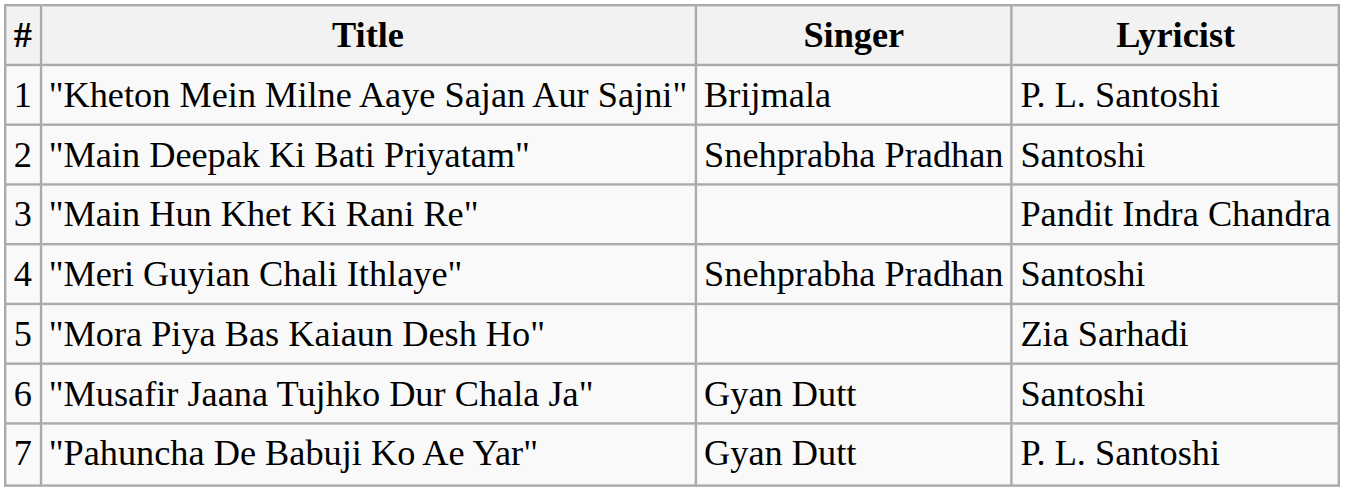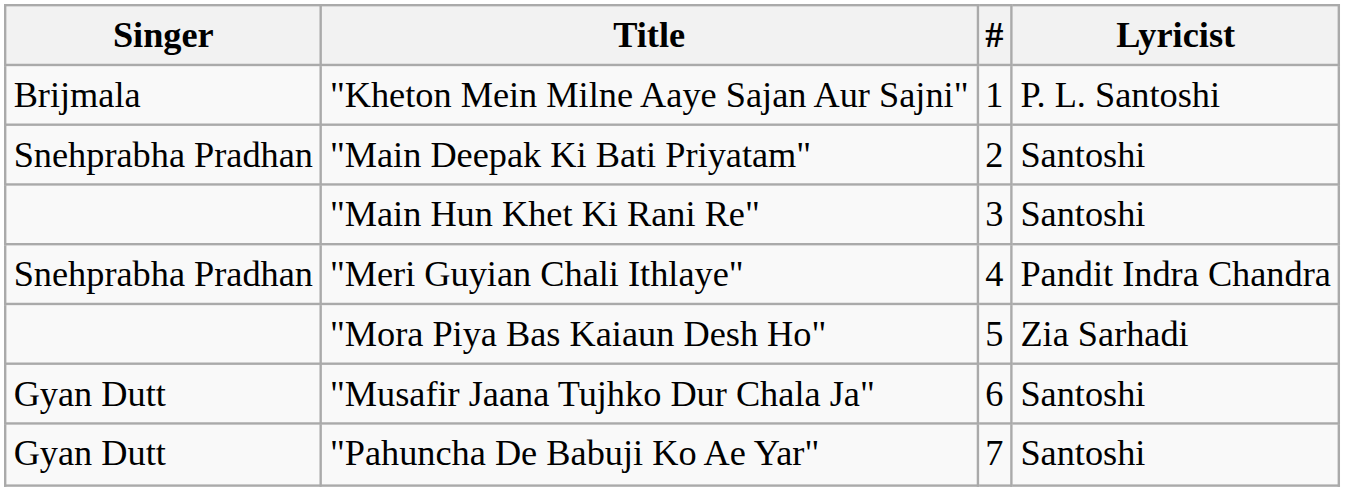columns swapped: (23, 34) <-> (854, 34)
(1176, 214) Pandit Indra Chandra -> (1083, 214) Santoshi
(1083, 274) Santoshi -> (1176, 274) Pandit Indra Chandra
(1120, 453) P. L. Santoshi -> (1083, 453) Santoshi
